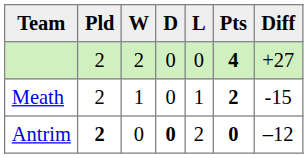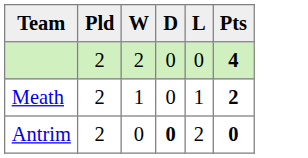- column: (278, 23)
(100, 134) bold -> (100, 134) normal
